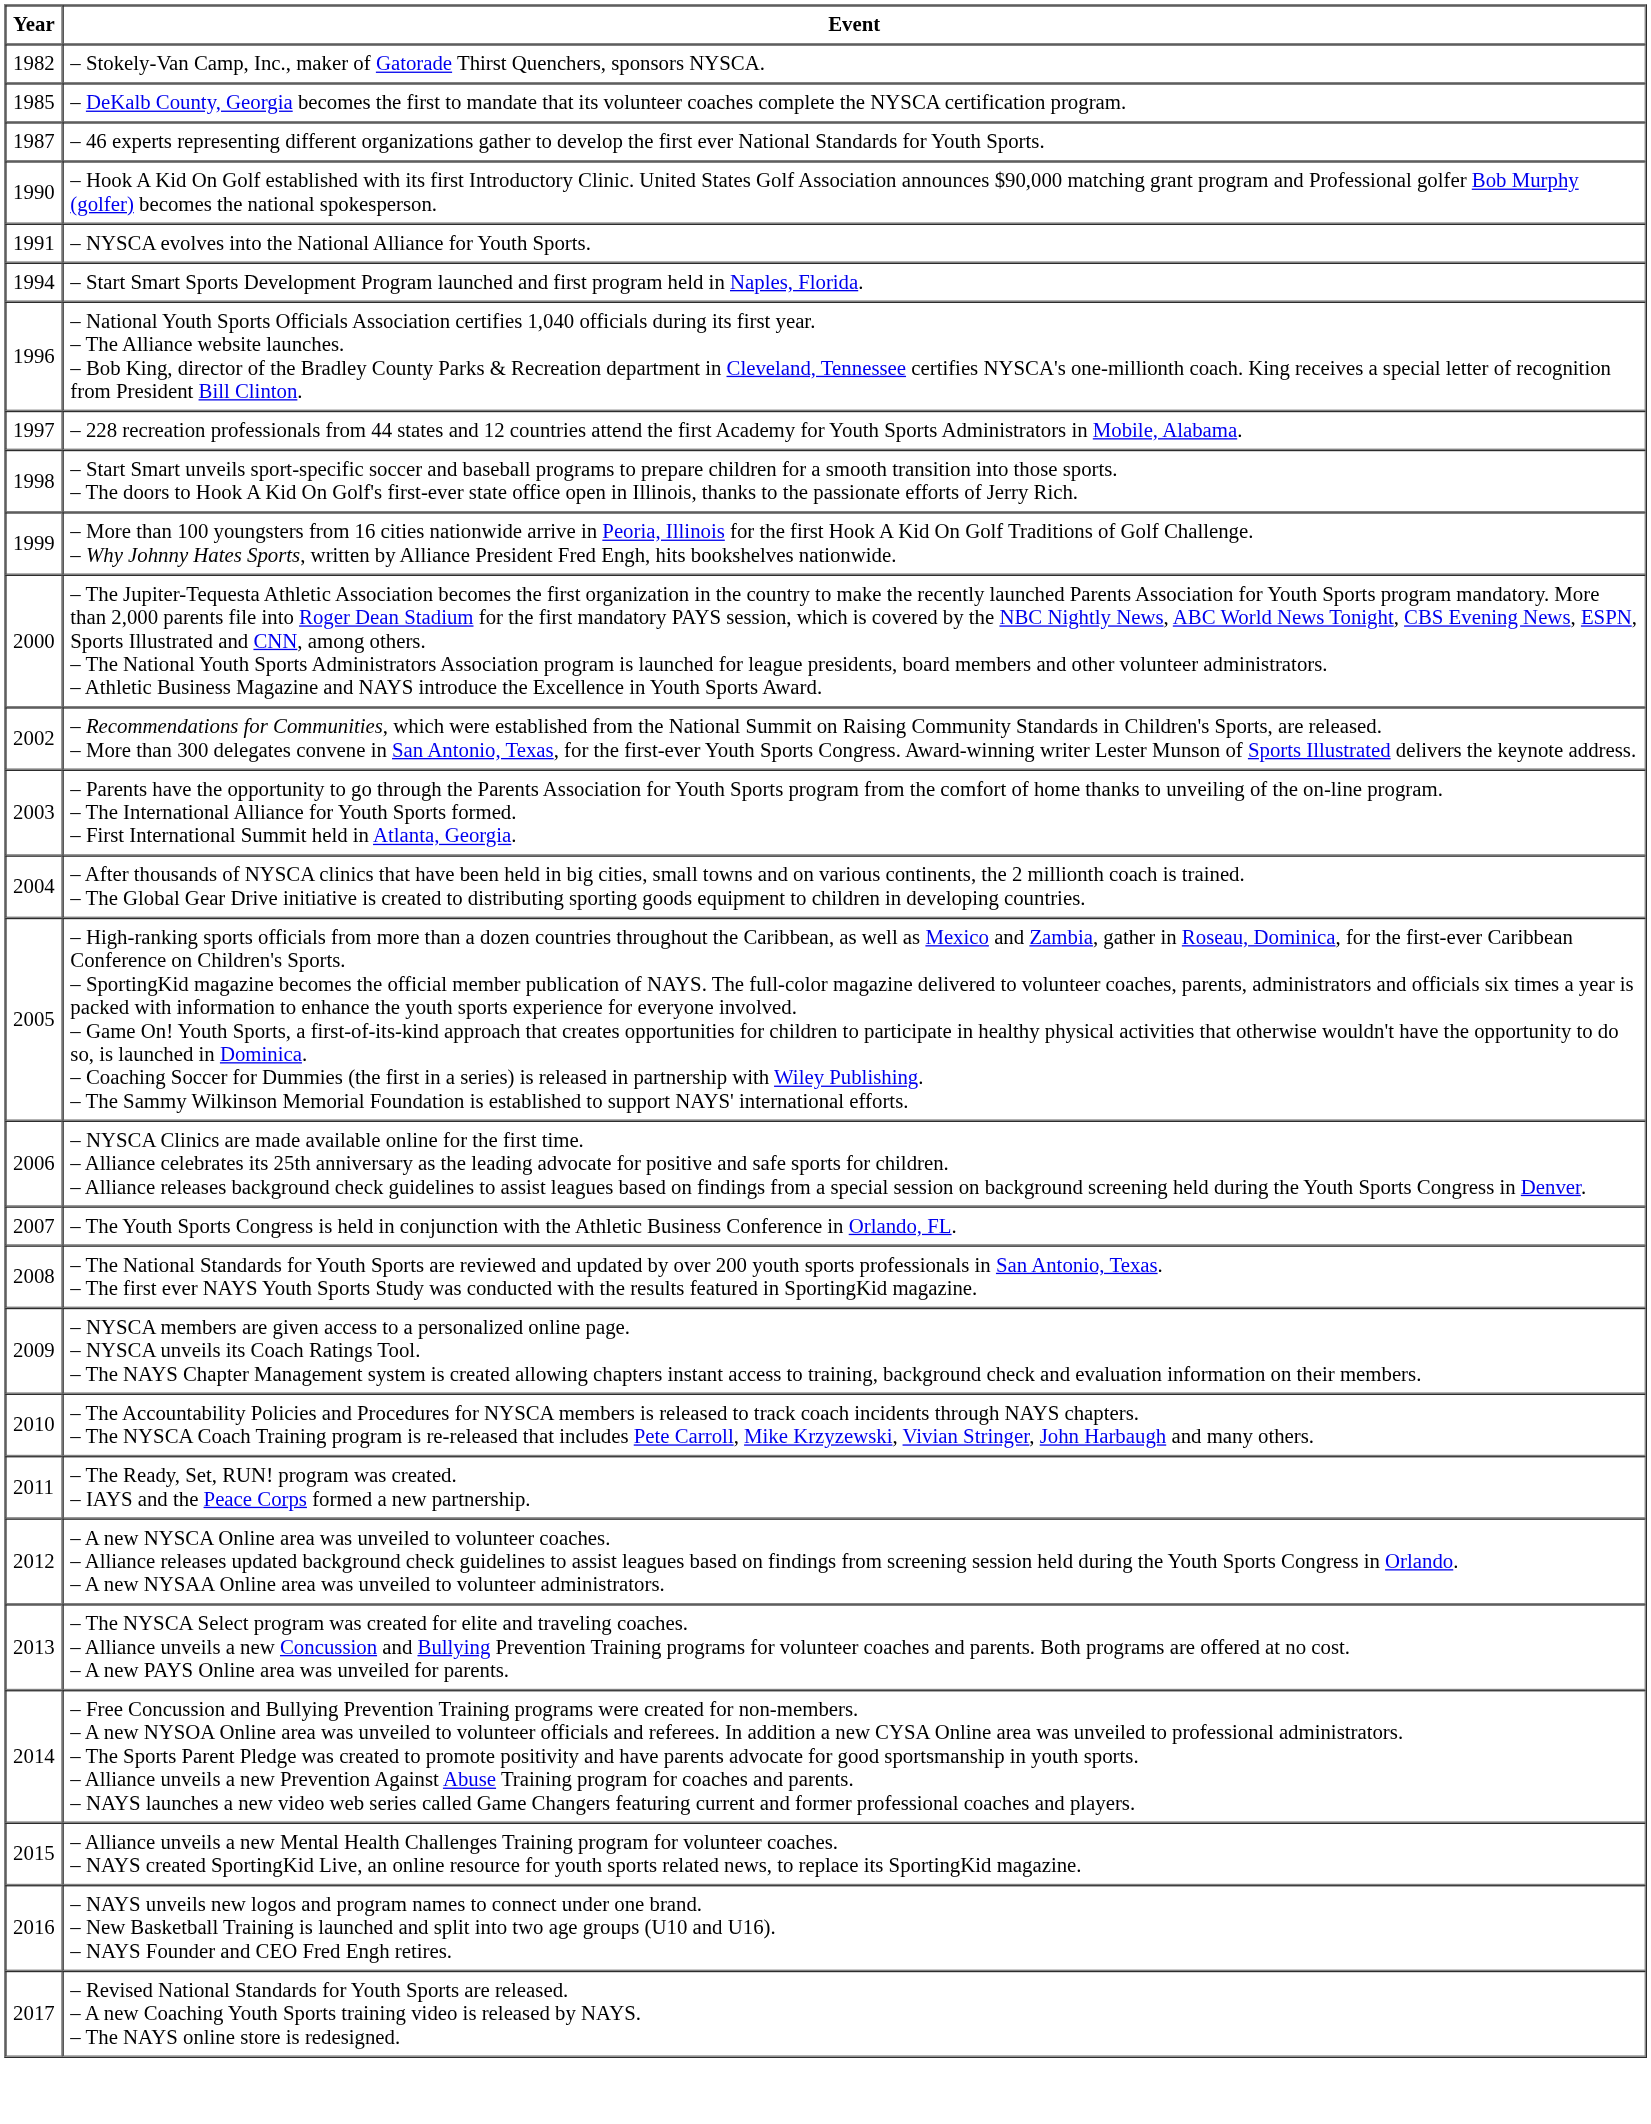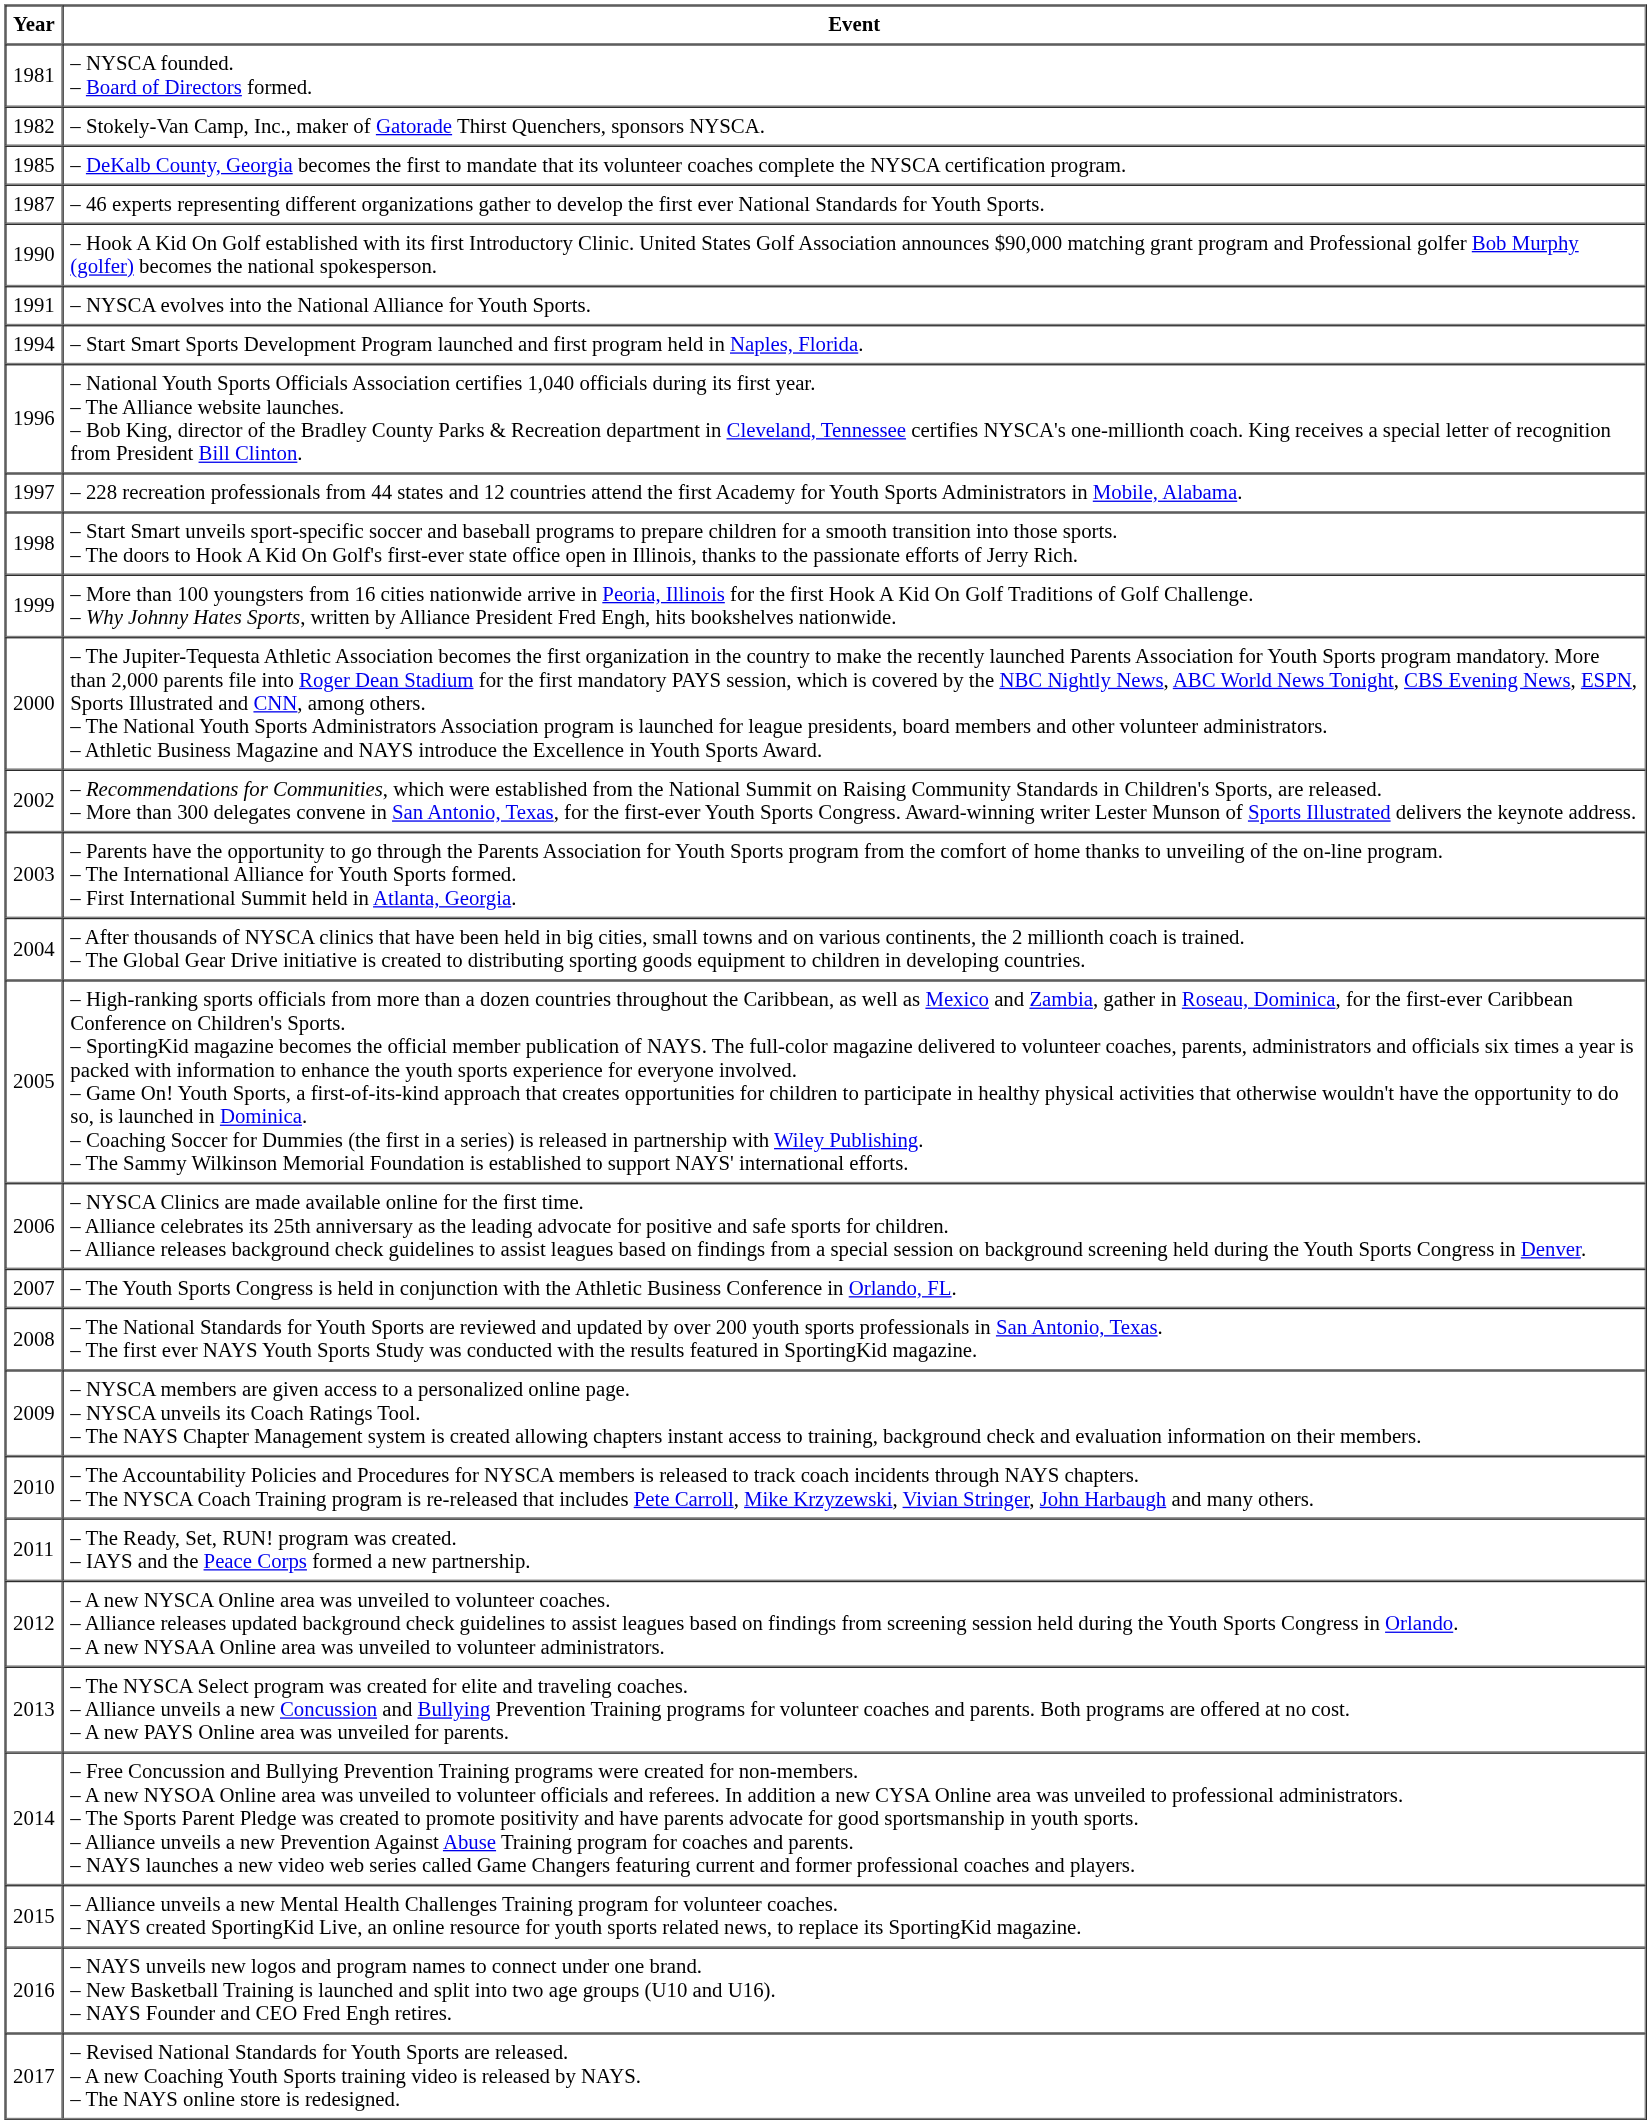+ row: (191, 75)
